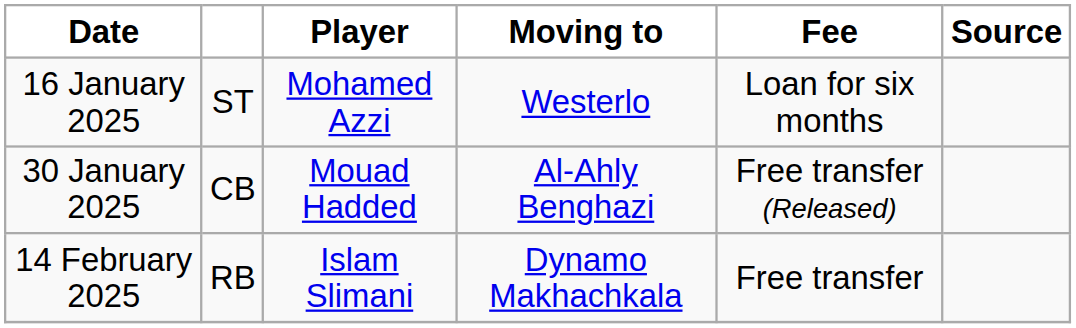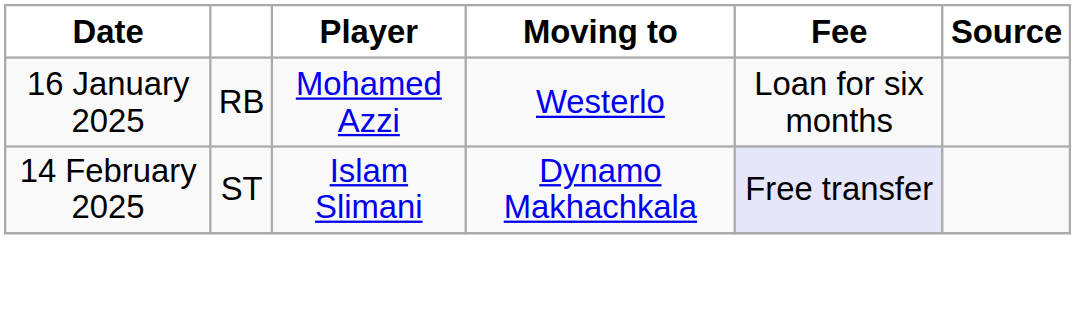(233, 102) ST -> (242, 102) RB
- row: (104, 190)
(233, 278) RB -> (242, 190) ST
(830, 278) no background -> (839, 190) lavender background
